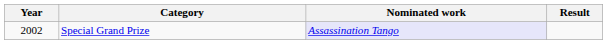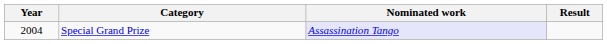(31, 30) 2002 -> (31, 30) 2004
